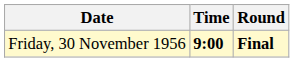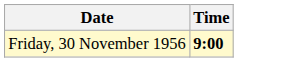- column: (261, 17)
